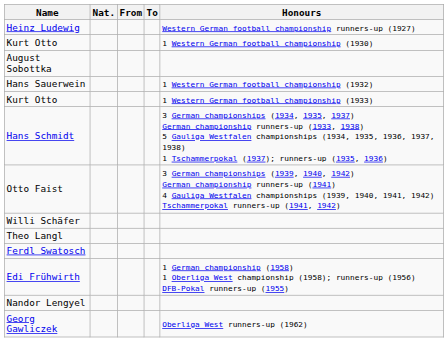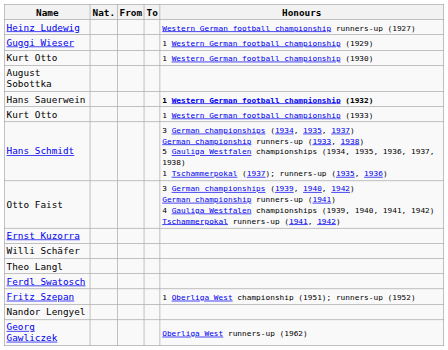+ row: (40, 42)
(268, 85) normal -> (268, 99) bold
+ row: (43, 236)
+ row: (40, 297)
- row: (43, 277)
